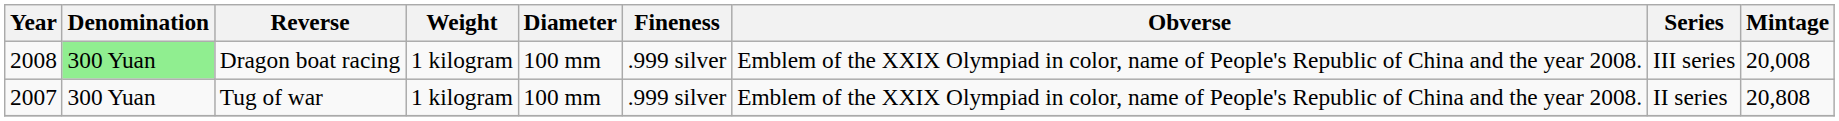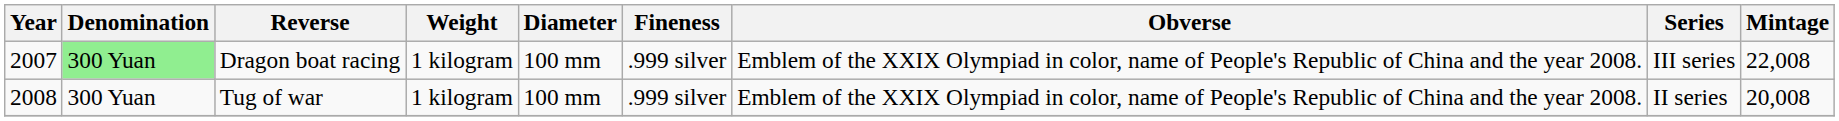(33, 60) 2008 -> (33, 60) 2007
(1778, 60) 20,008 -> (1778, 60) 22,008
(33, 97) 2007 -> (33, 97) 2008
(1778, 97) 20,808 -> (1778, 97) 20,008
